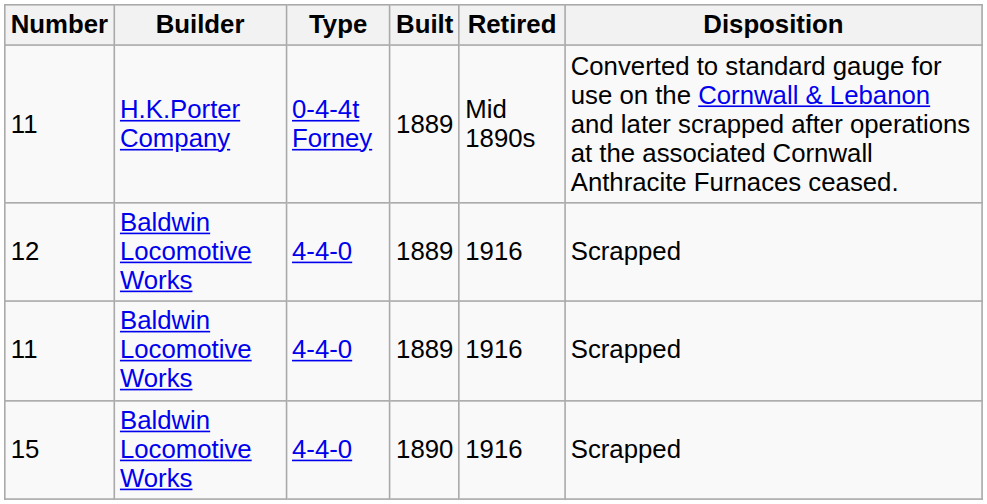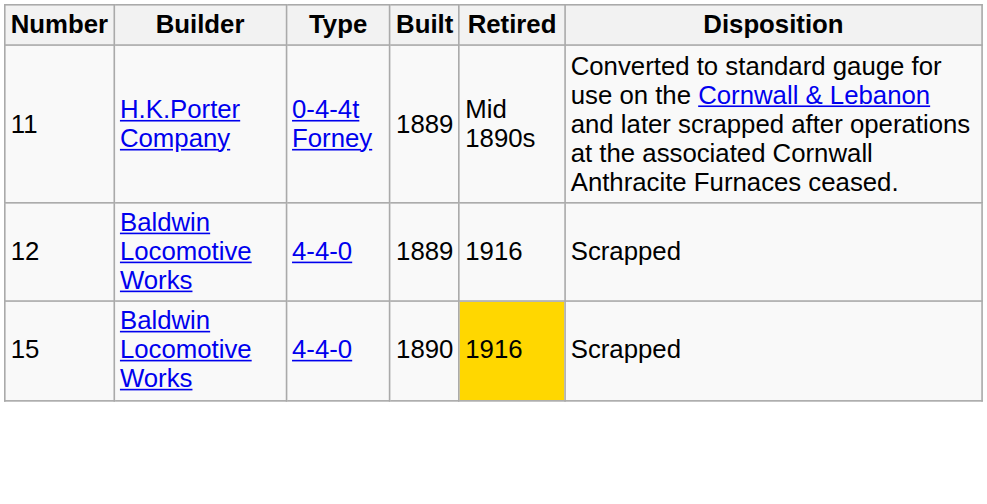- row: (24, 350)
(494, 449) no background -> (494, 350) gold background
